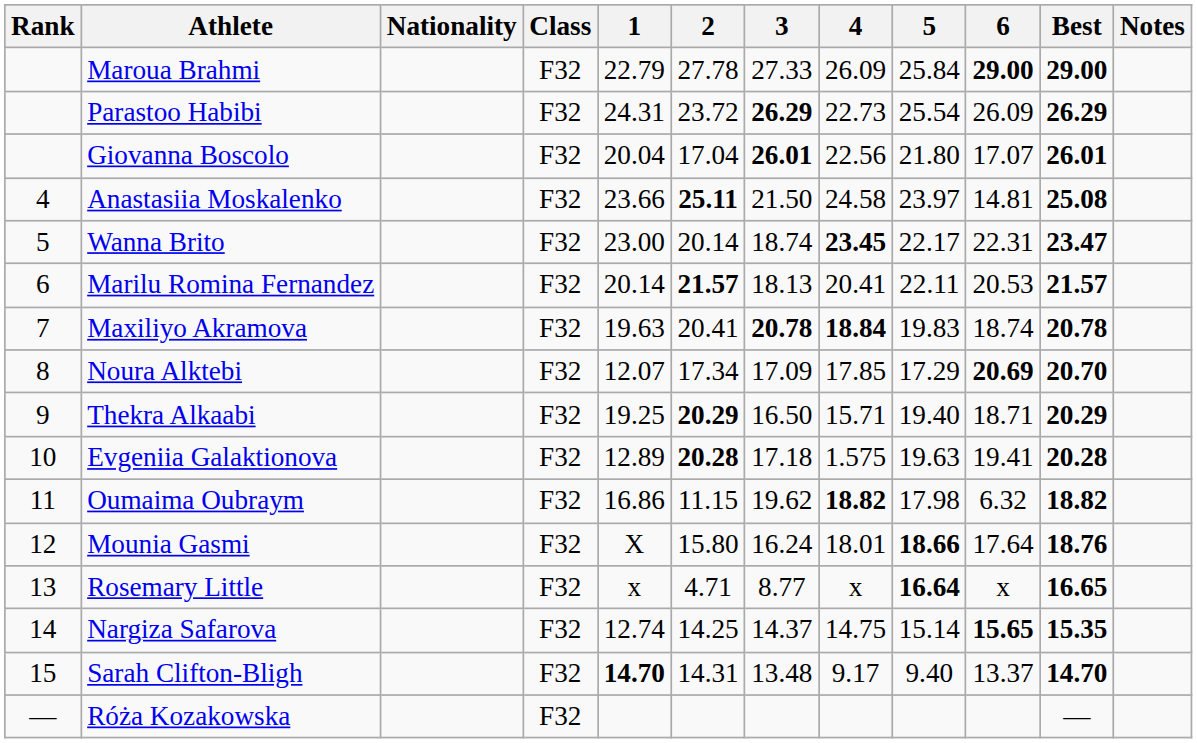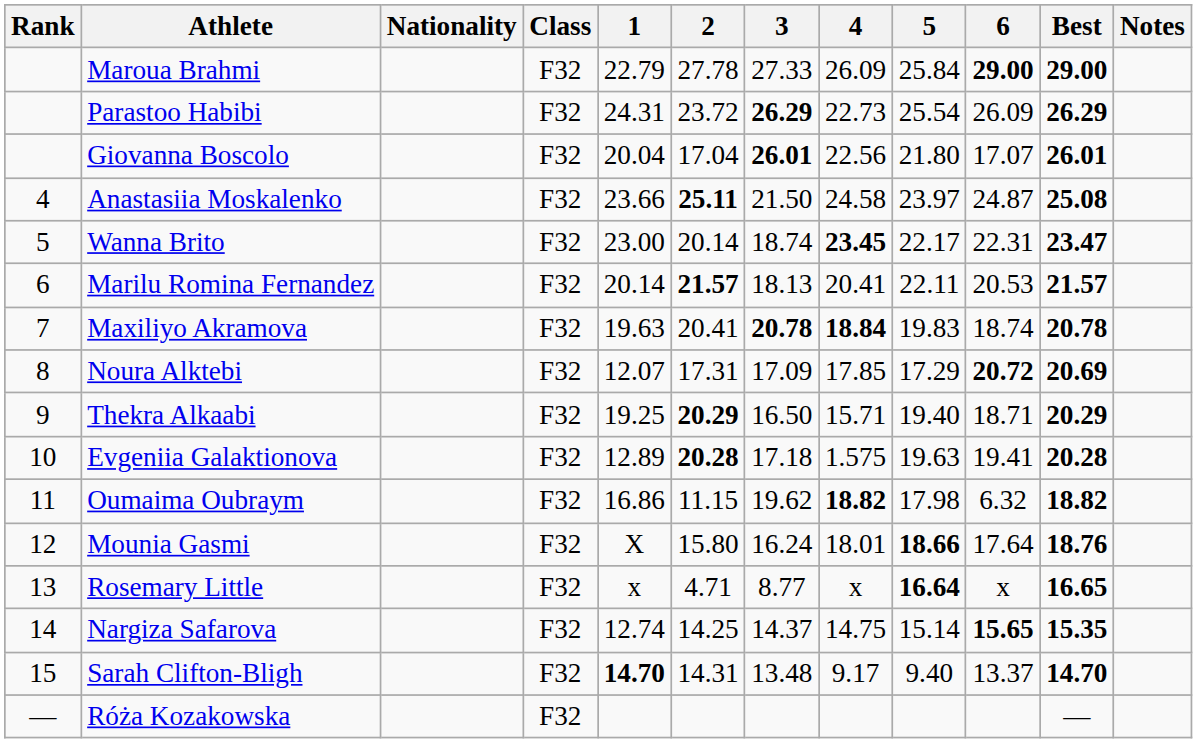(1003, 198) 14.81 -> (1003, 198) 24.87
(708, 371) 17.34 -> (708, 371) 17.31
(1003, 371) 20.69 -> (1003, 371) 20.72
(1077, 371) 20.70 -> (1077, 371) 20.69
